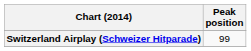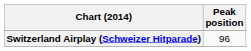(224, 38) 99 -> (224, 38) 96
